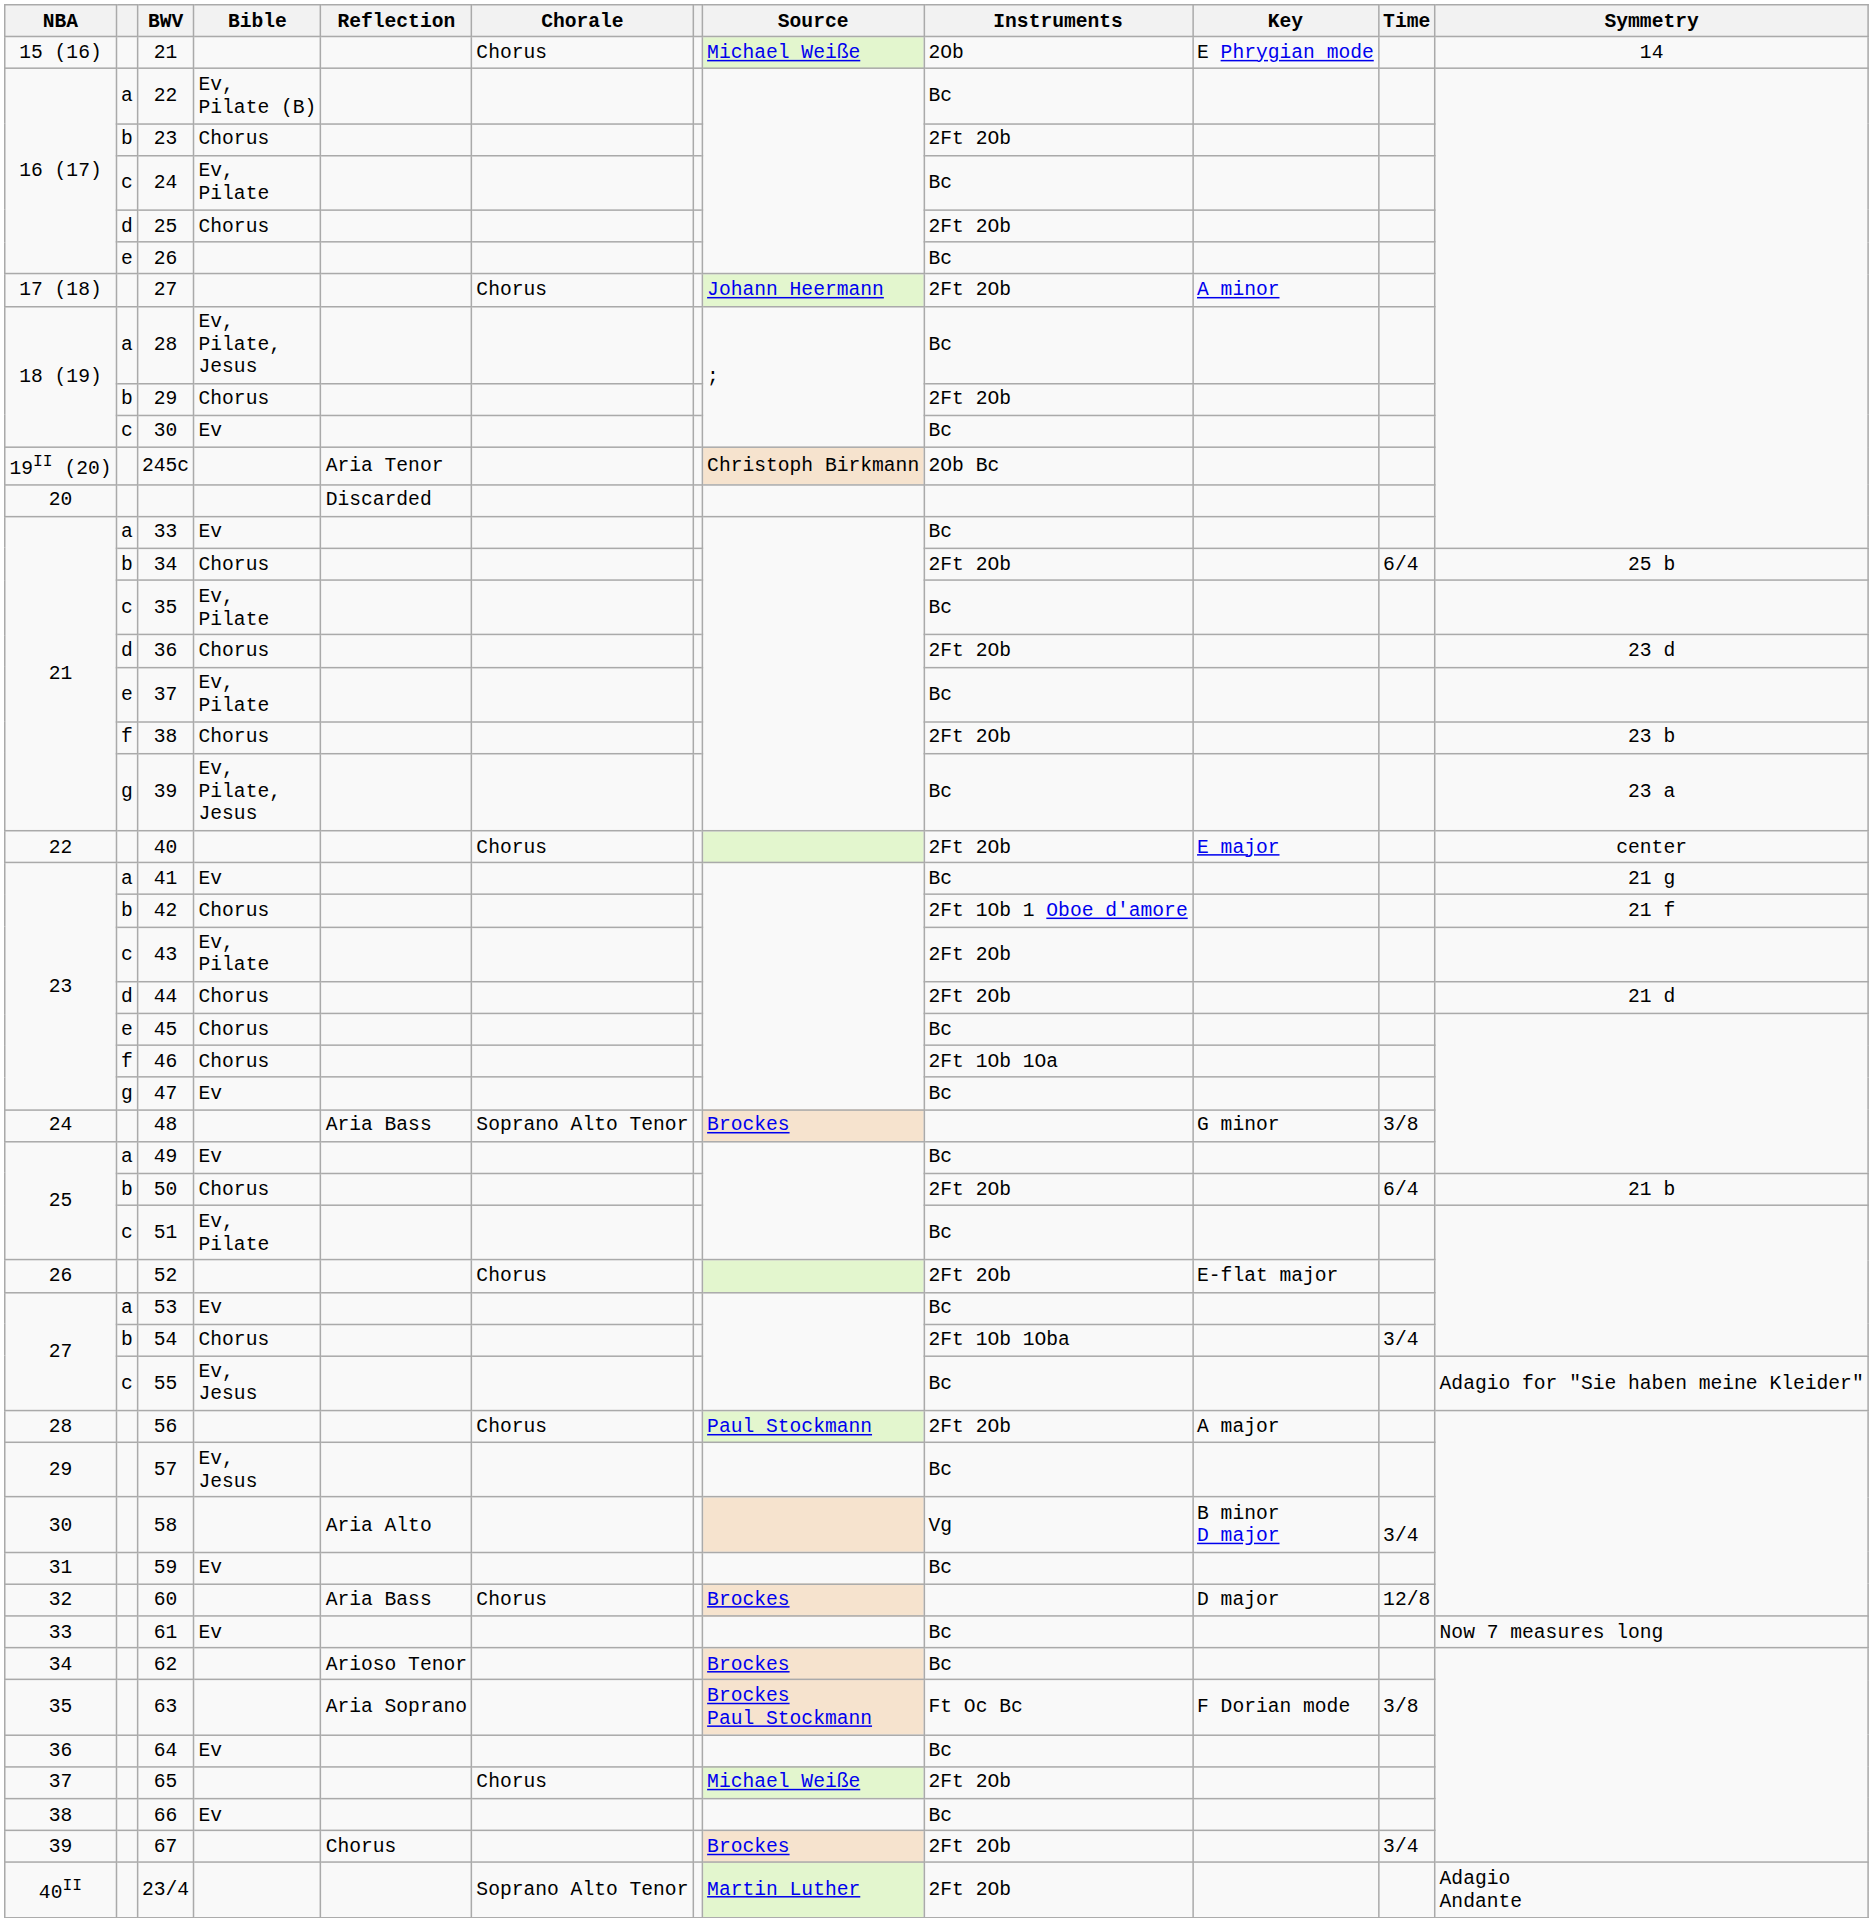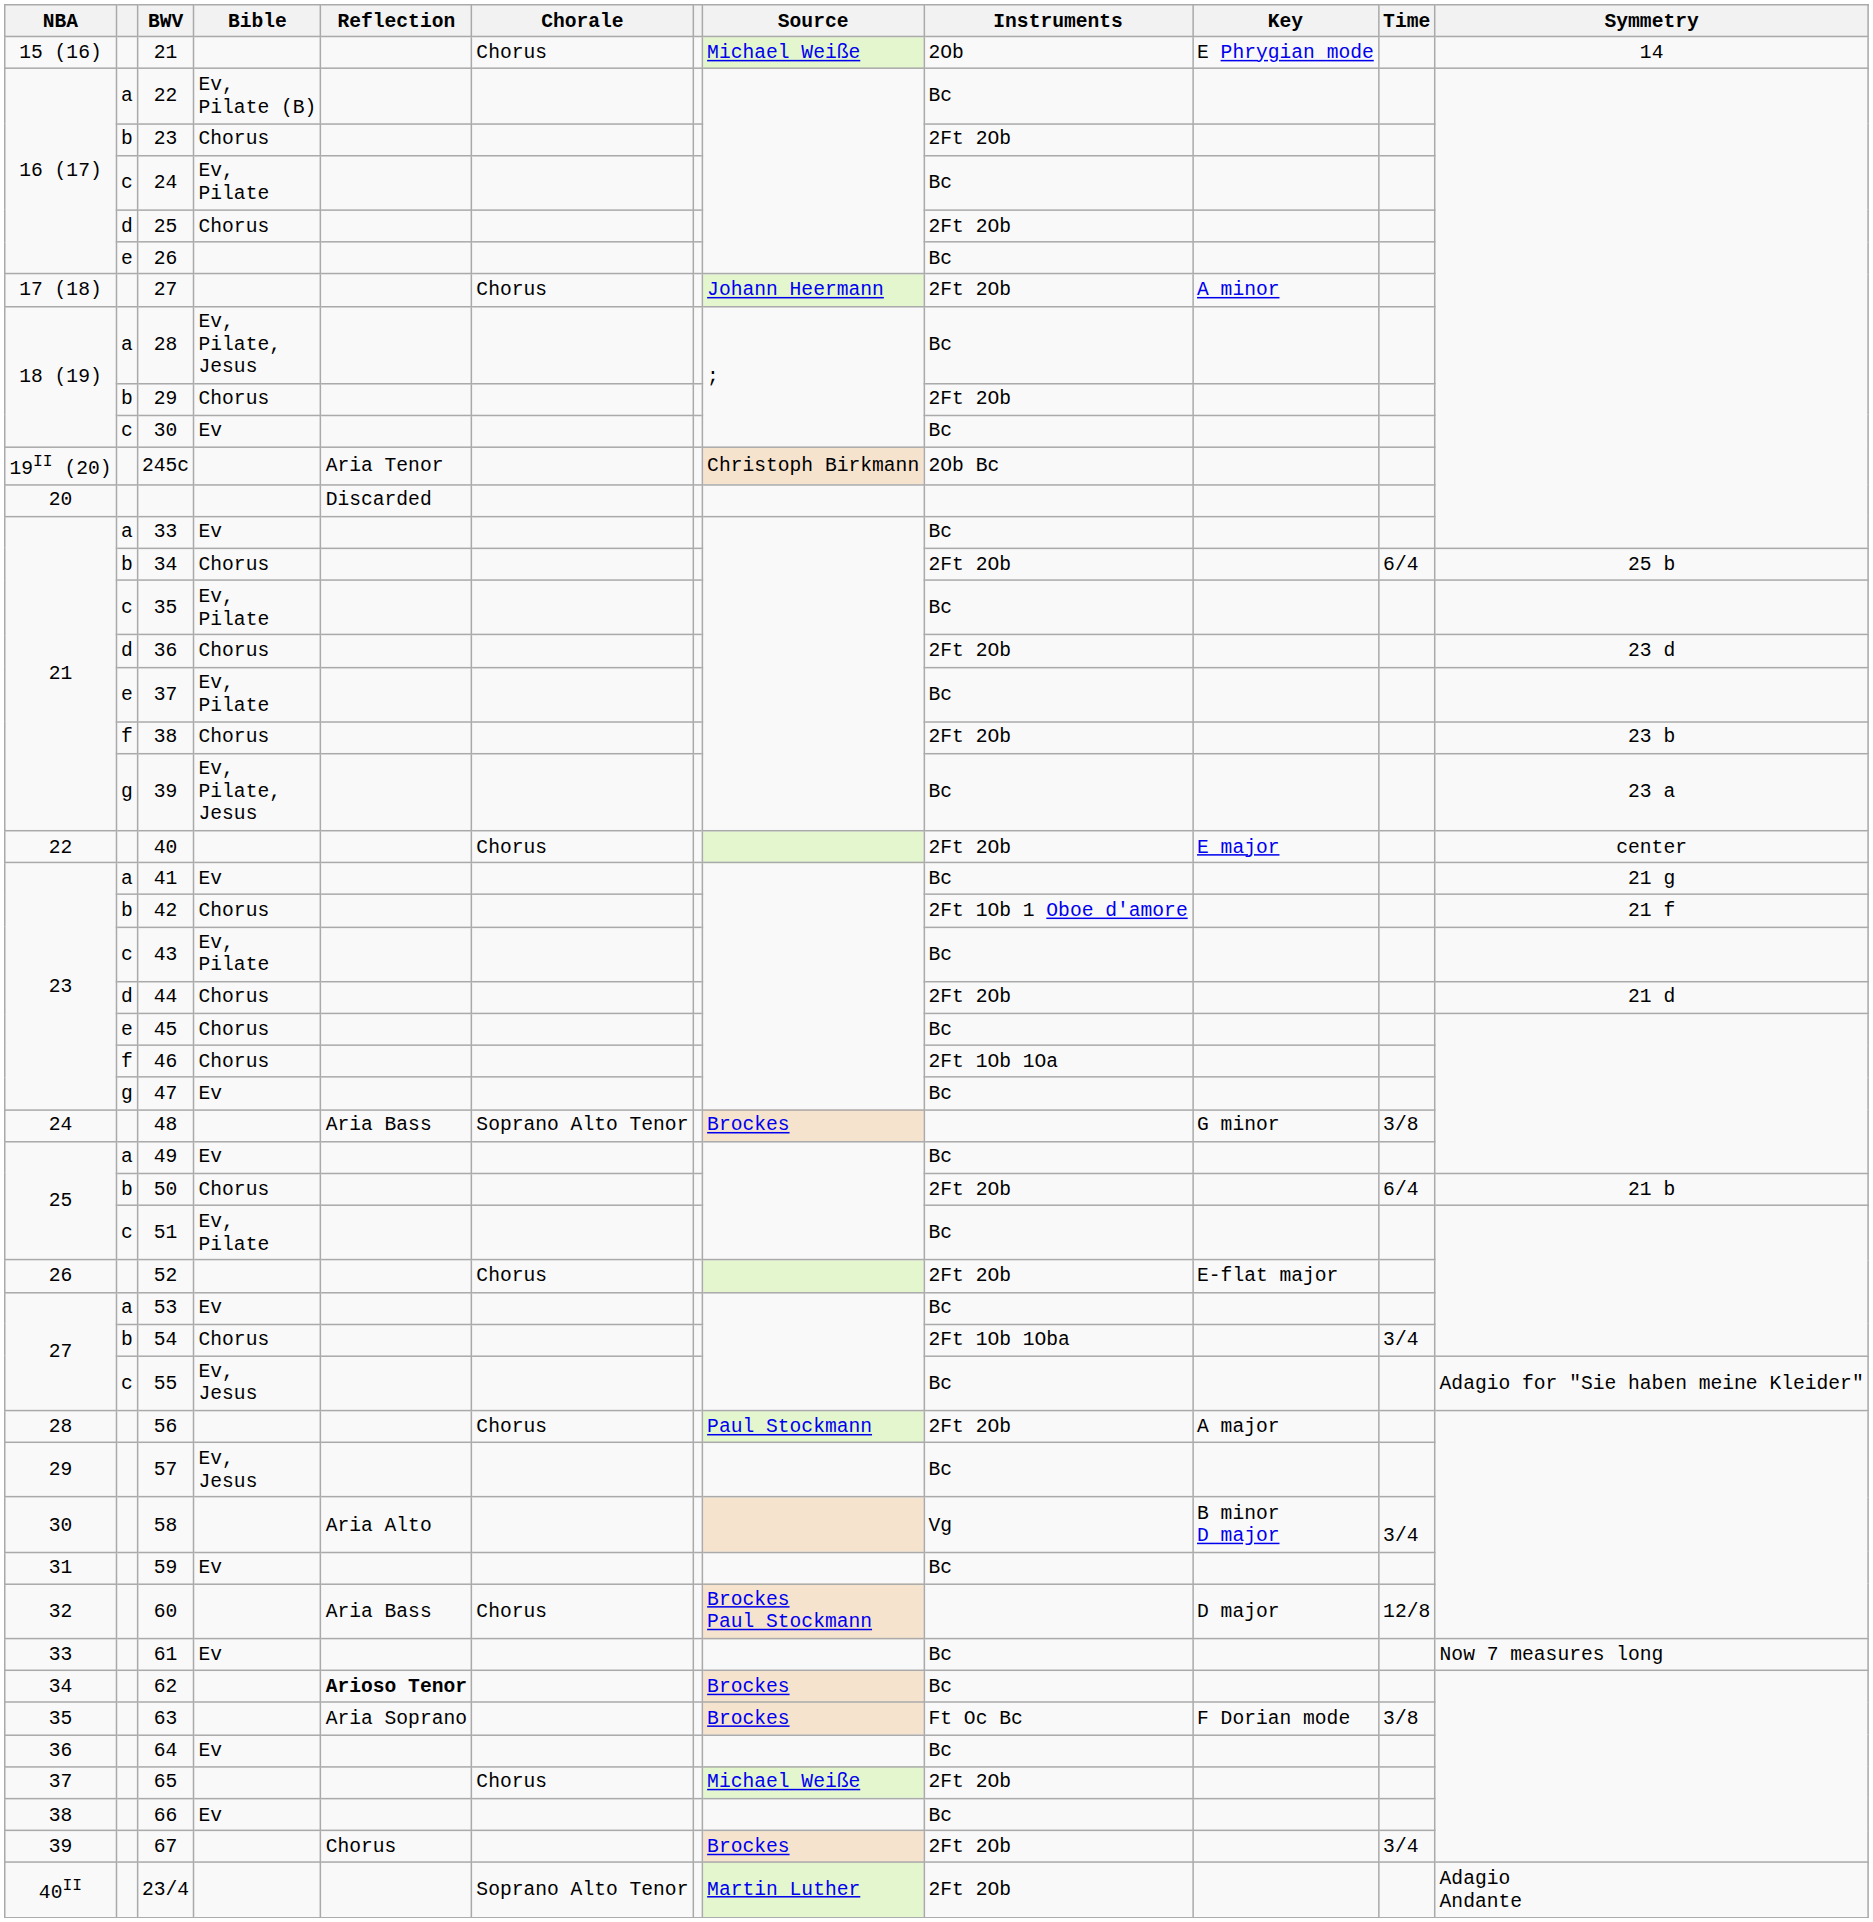(970, 954) 2Ft 2Ob -> (940, 954) Bc
(748, 1600) Brockes -> (790, 1611) Brockes Paul Stockmann
(396, 1664) normal -> (396, 1687) bold
(790, 1707) Brockes Paul Stockmann -> (748, 1719) Brockes
